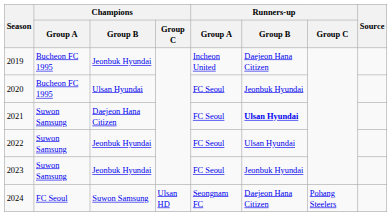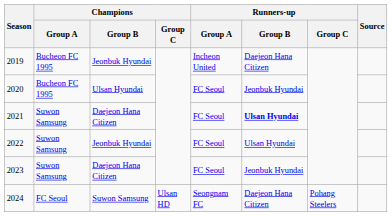(122, 170) Jeonbuk Hyundai -> (116, 171) Daejeon Hana Citizen
